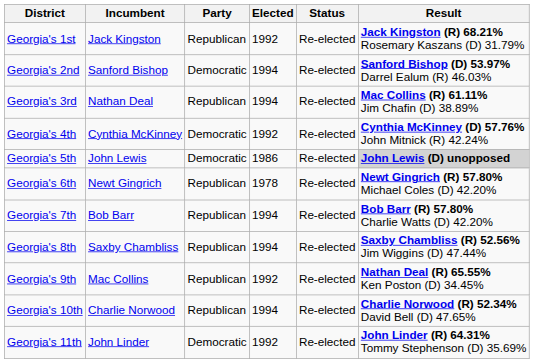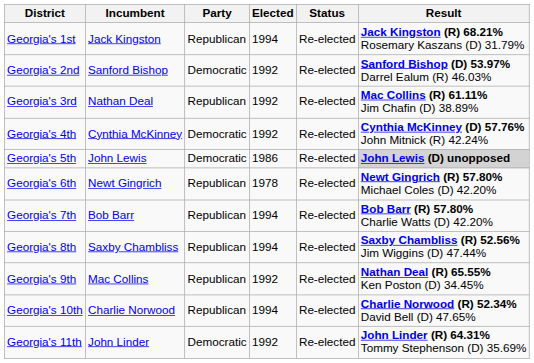(265, 38) 1992 -> (265, 38) 1994
(265, 70) 1994 -> (265, 70) 1992
(265, 102) 1994 -> (265, 102) 1992
